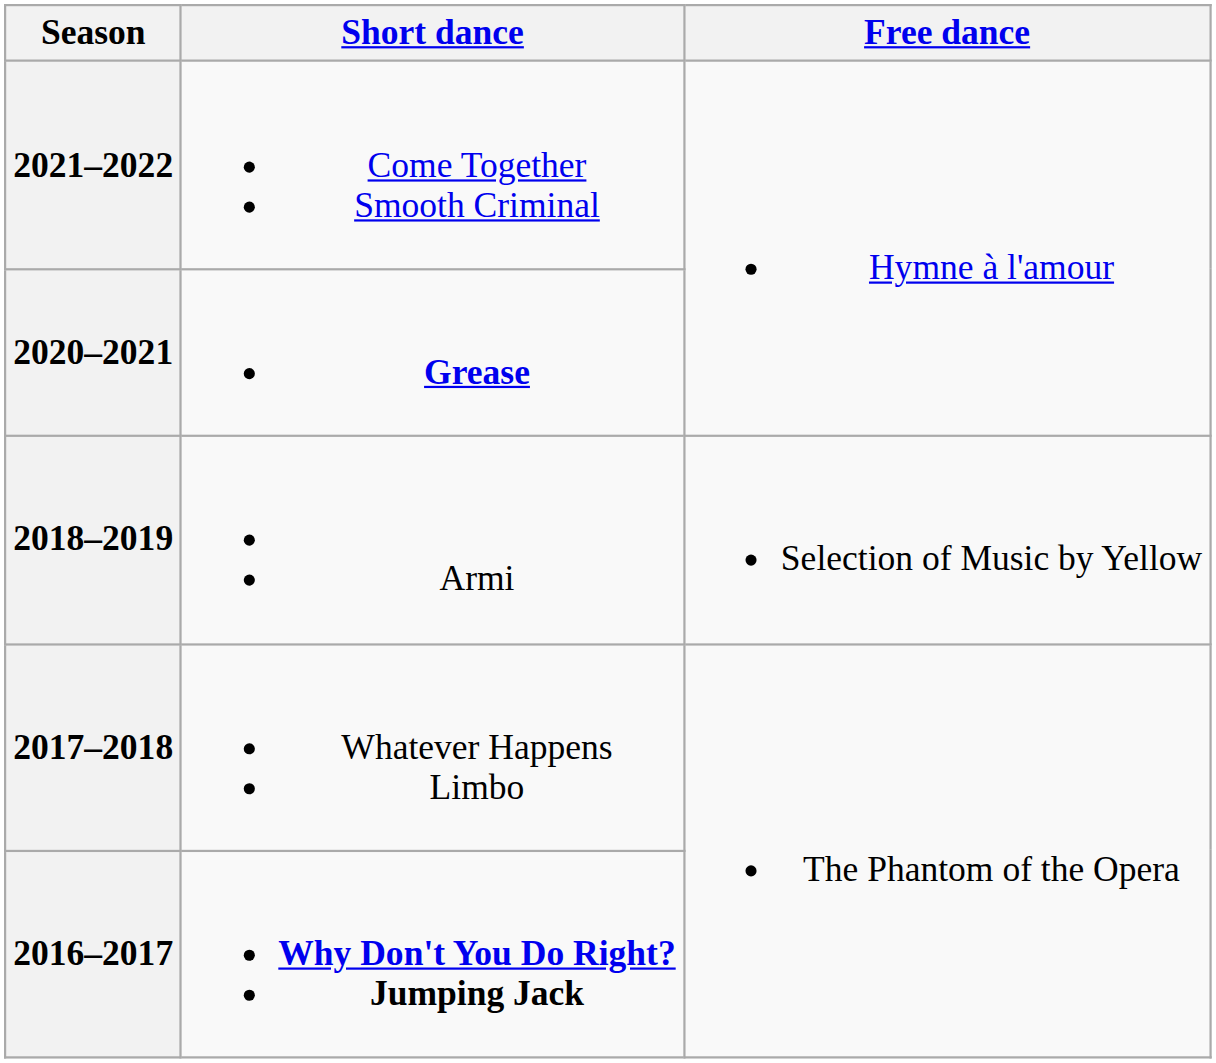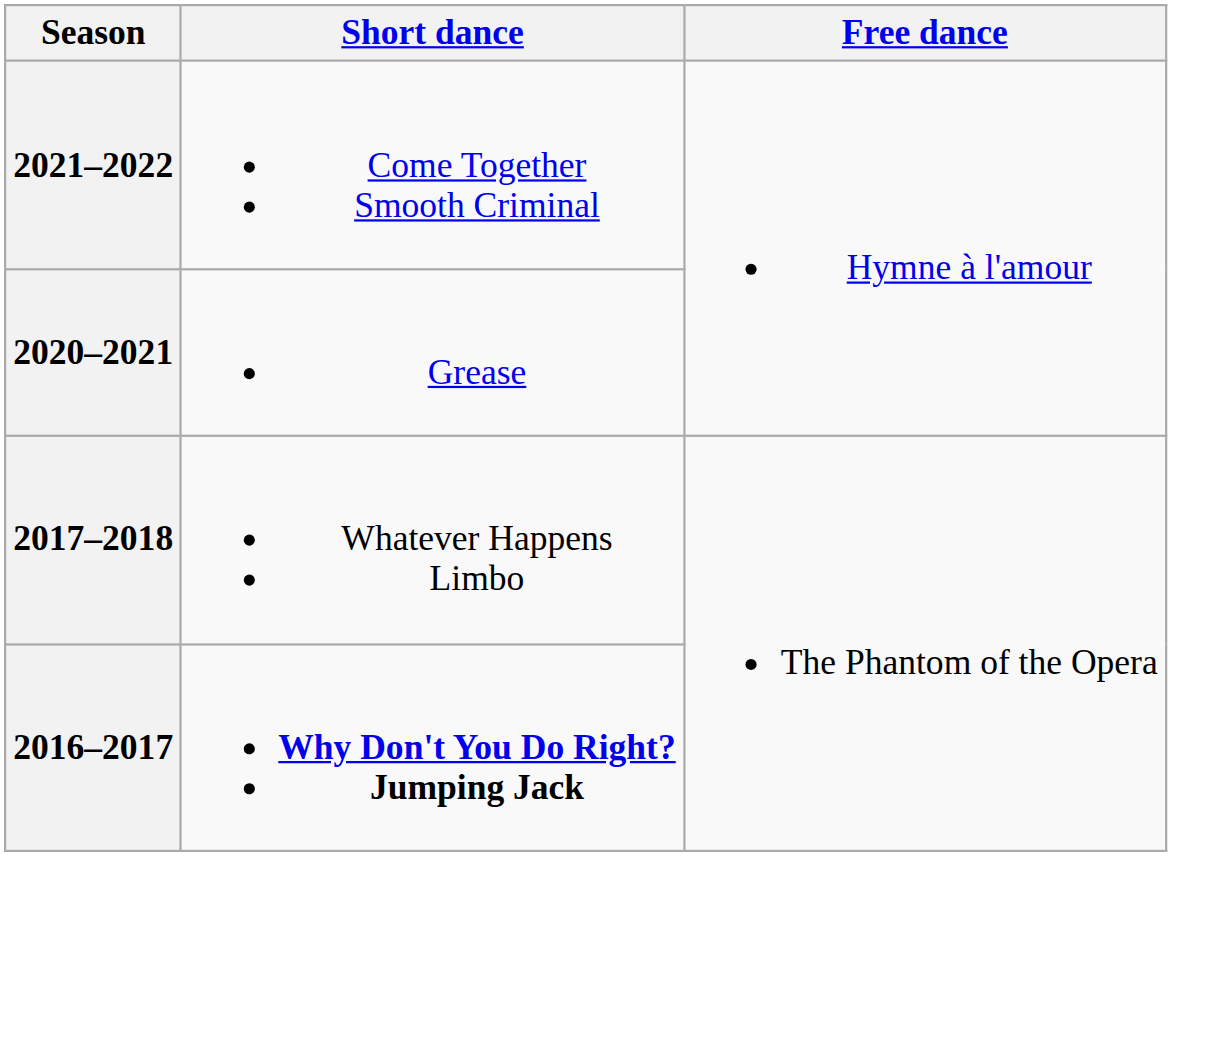(433, 372) bold -> (433, 372) normal
- row: (93, 539)
